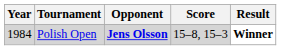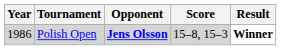(19, 34) 1984 -> (19, 34) 1986
